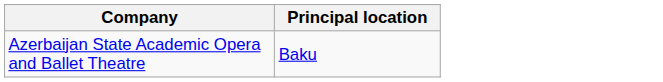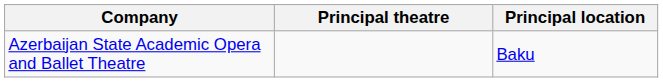+ column: (384, 17)
